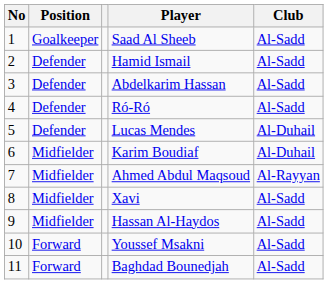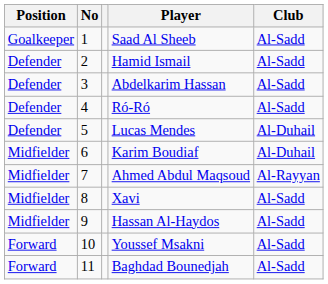columns swapped: (17, 15) <-> (65, 15)
